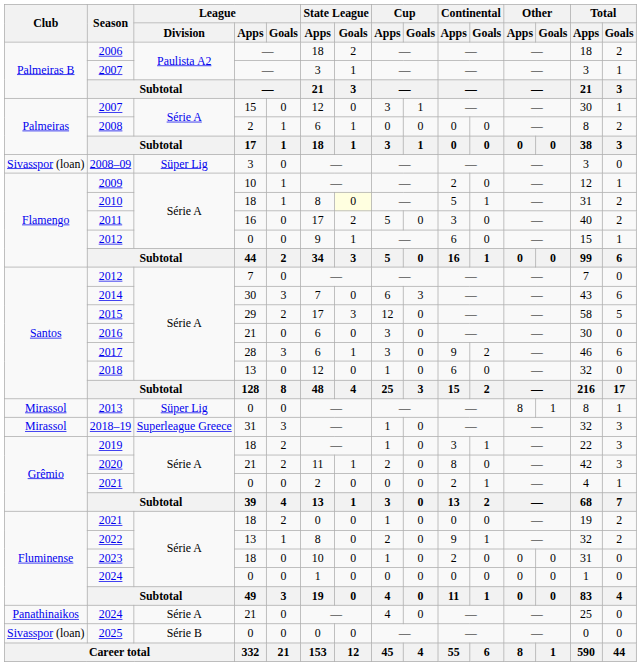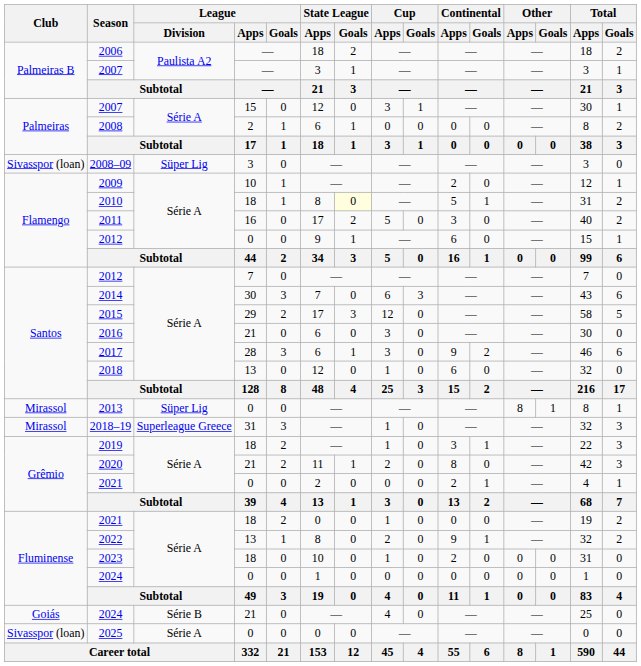(46, 614) Panathinaikos -> (46, 614) Goiás
(184, 614) Série A -> (184, 614) Série B
(184, 633) Série B -> (184, 633) Série A
